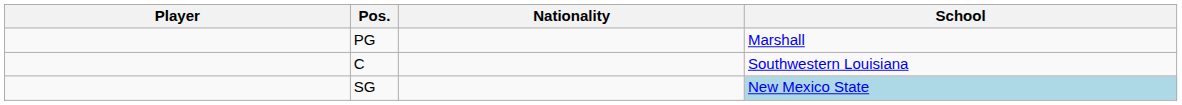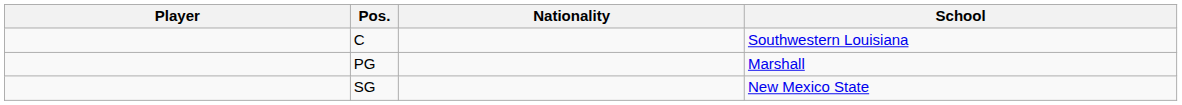rows swapped: (359, 64) <-> (365, 40)
(809, 87) lightblue background -> (809, 87) no background
